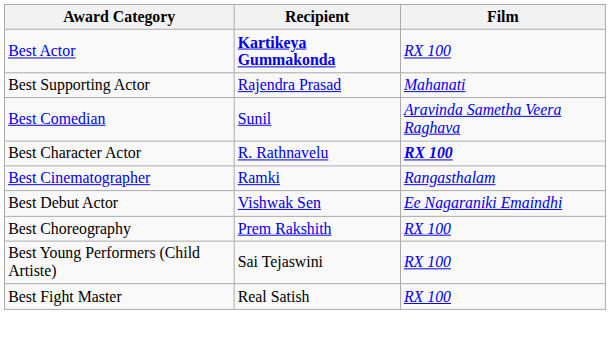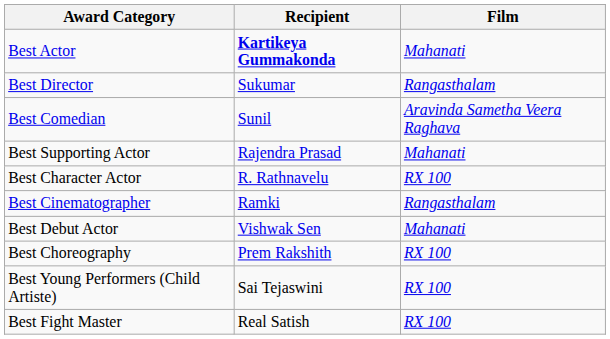(427, 51) RX 100 -> (435, 51) Mahanati
+ row: (51, 85)
rows swapped: (79, 85) <-> (57, 119)
(428, 153) bold -> (427, 178) normal
(483, 203) Ee Nagaraniki Emaindhi -> (435, 228) Mahanati
